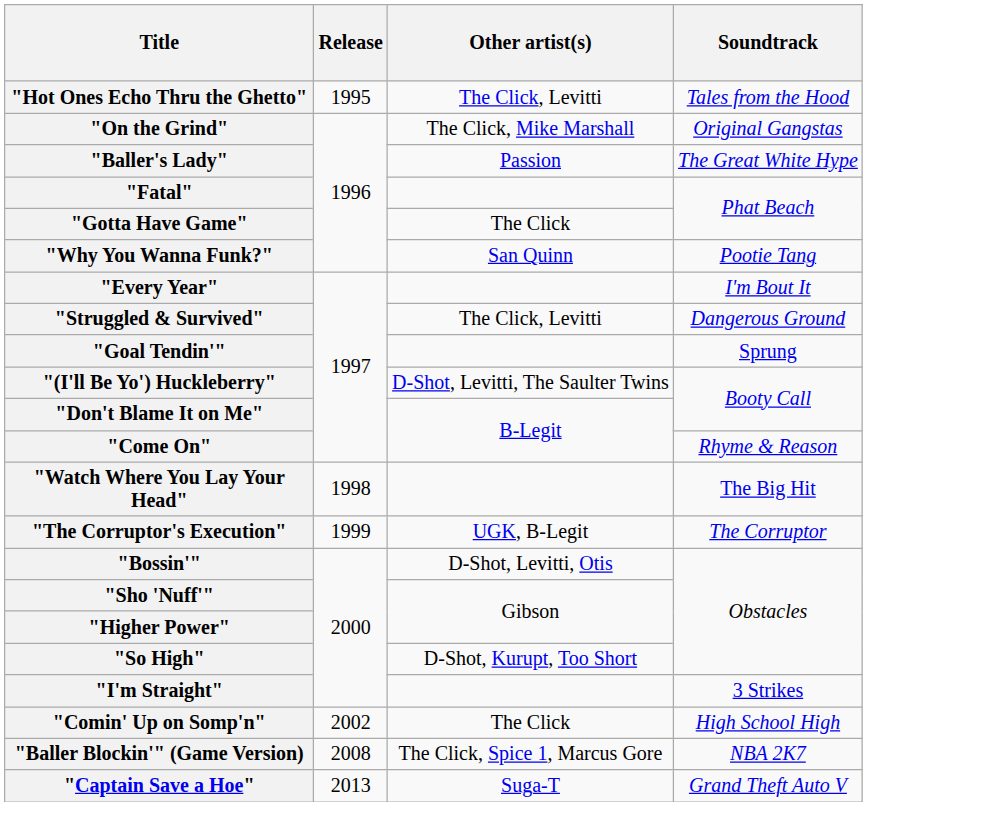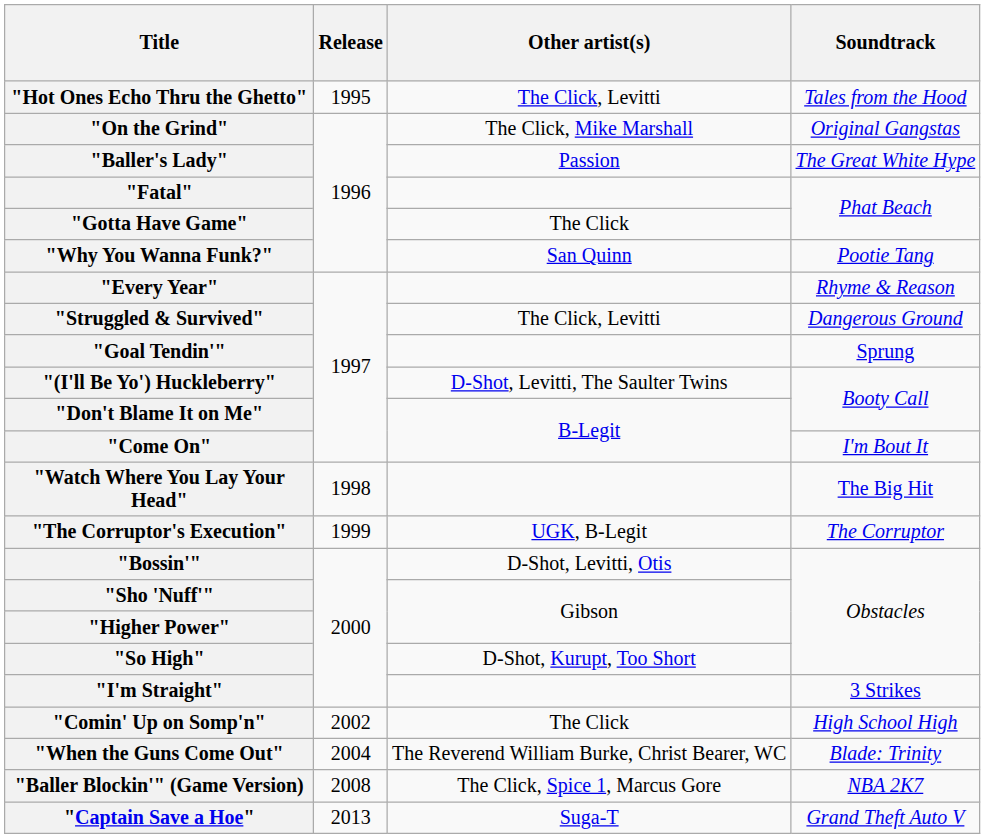(768, 287) I'm Bout It -> (885, 287) Rhyme & Reason
(768, 445) Rhyme & Reason -> (885, 445) I'm Bout It
+ row: (159, 753)
